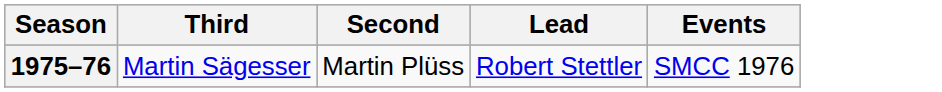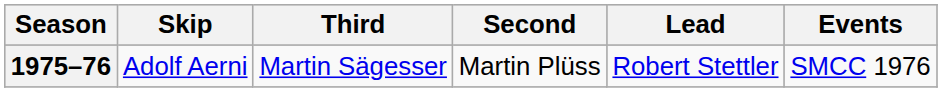+ column: (185, 24)
